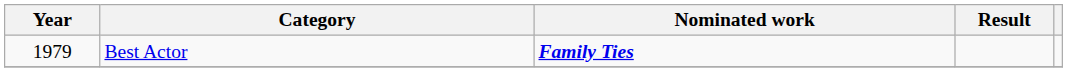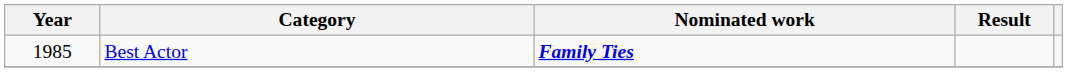(52, 50) 1979 -> (52, 50) 1985
